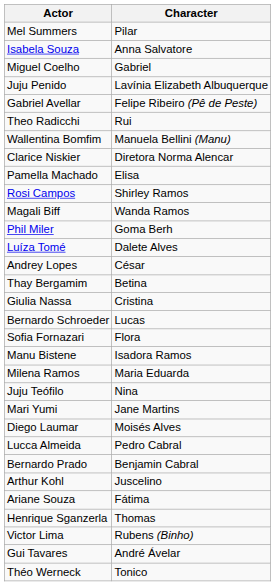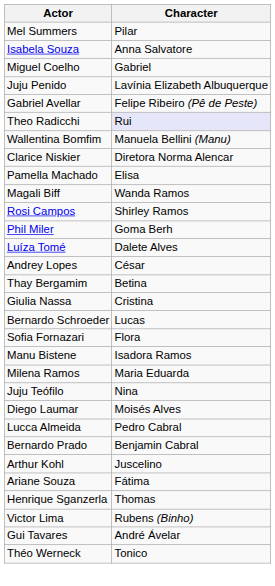(123, 121) no background -> (123, 121) lavender background
rows swapped: (41, 193) <-> (33, 211)
- row: (32, 409)
